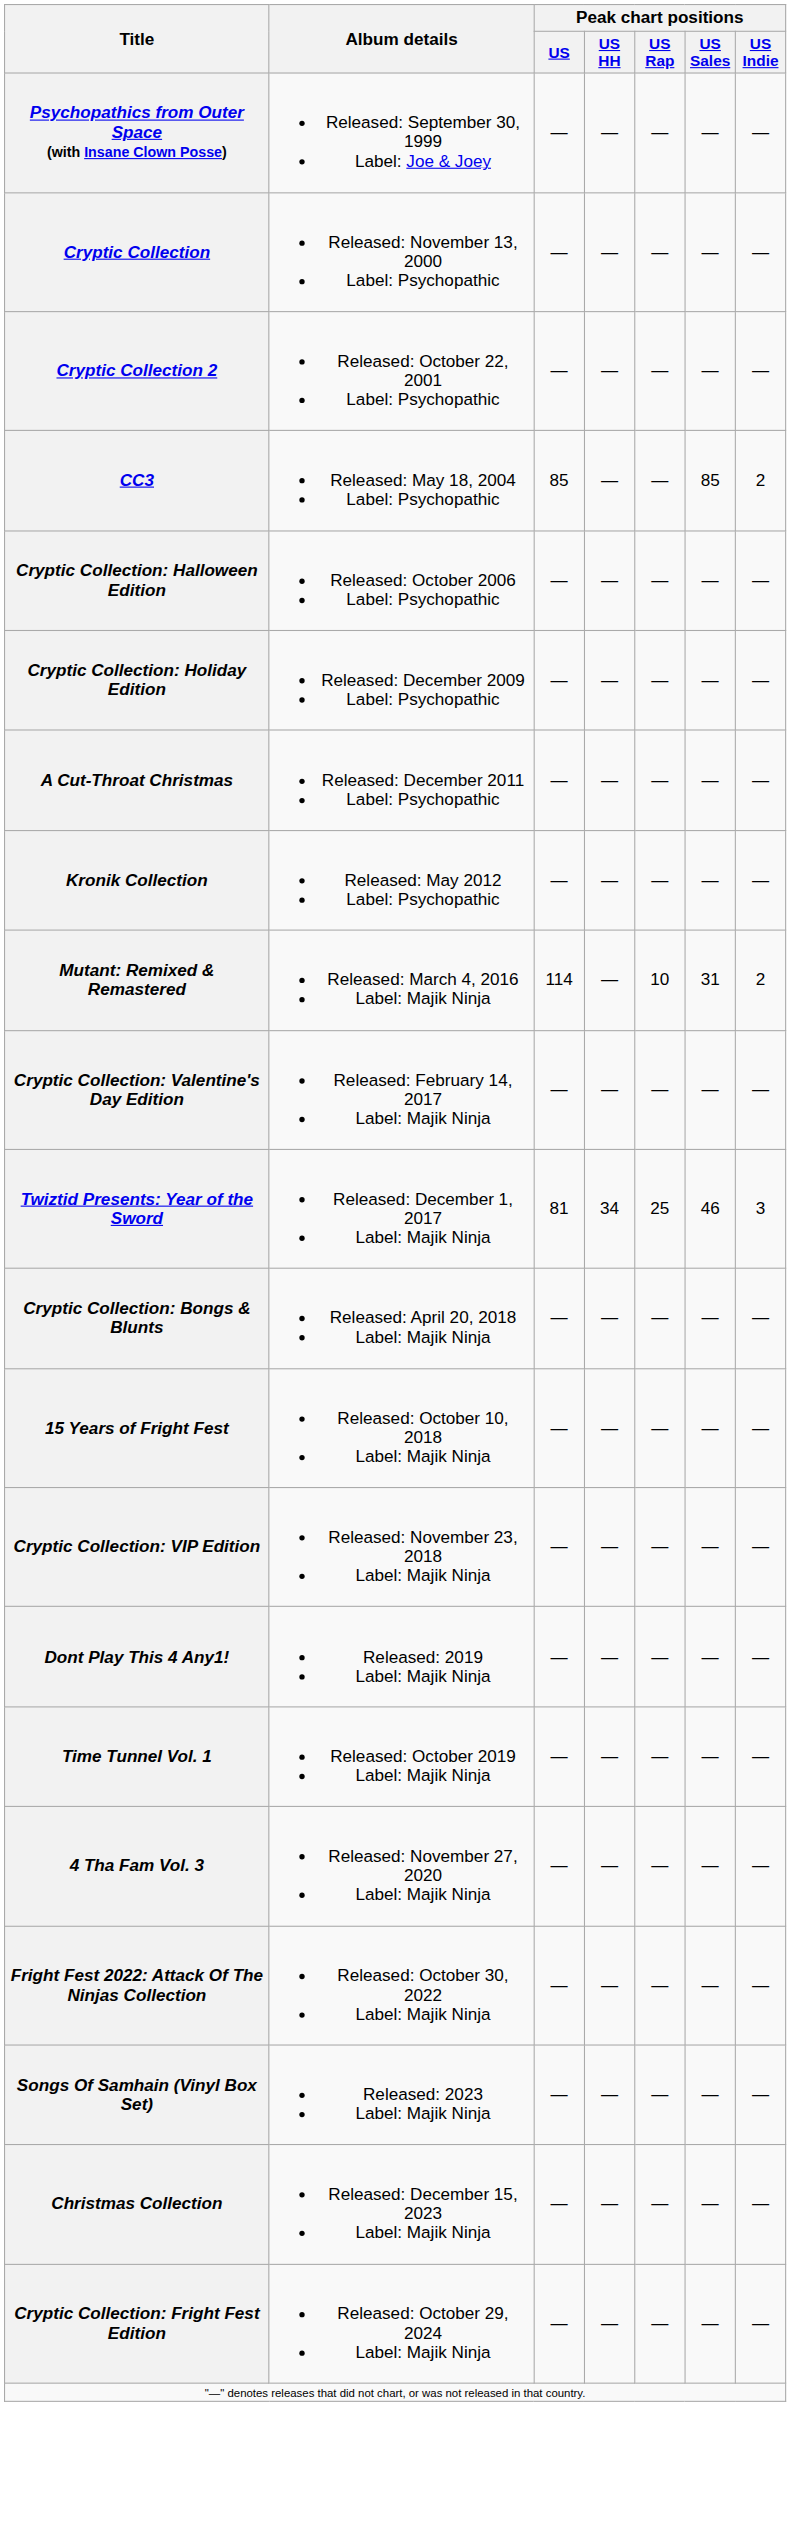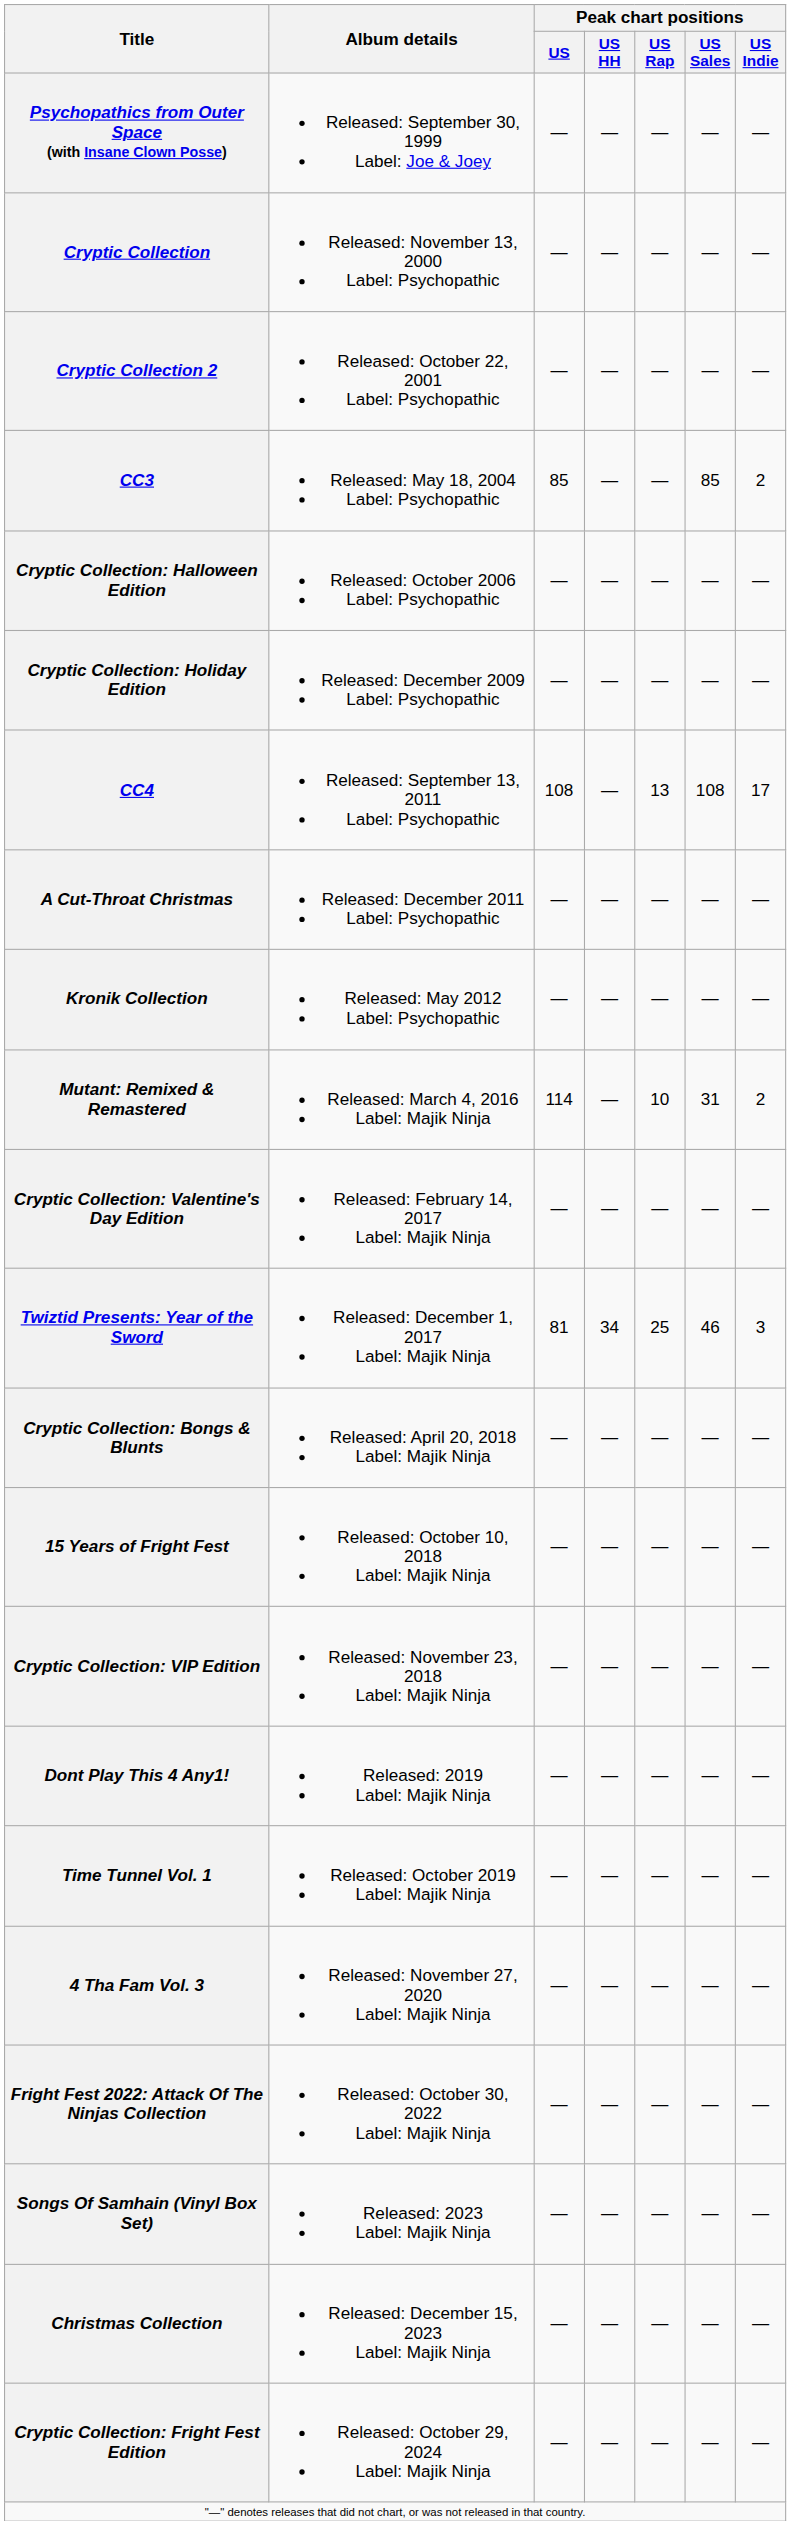+ row: (137, 789)
